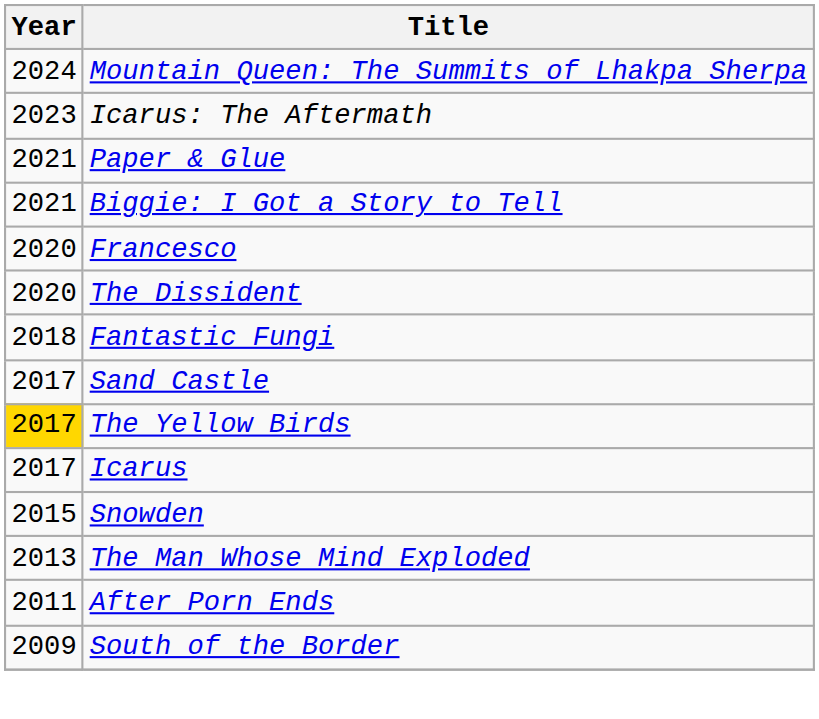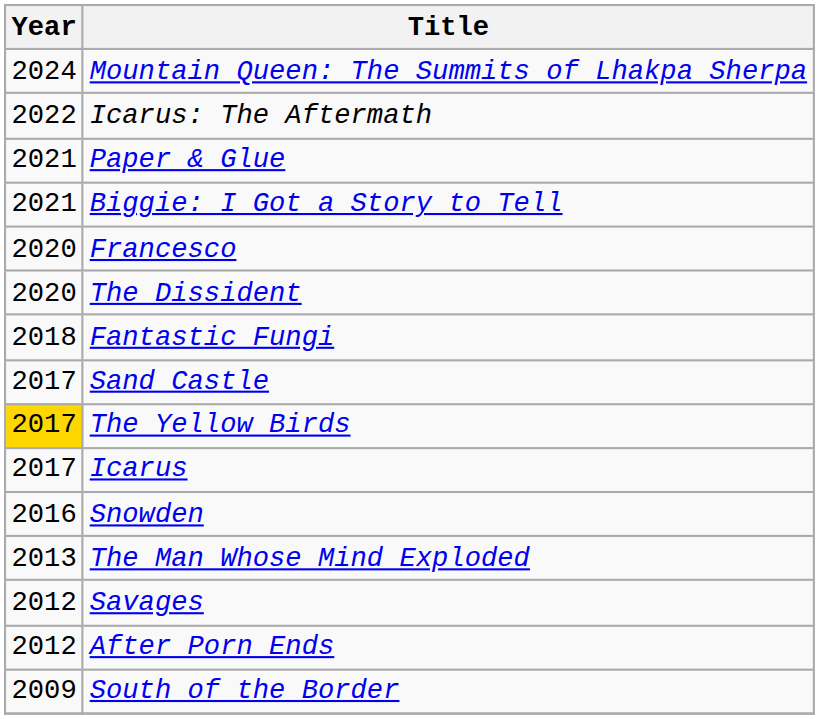(44, 116) 2023 -> (44, 116) 2022
(44, 514) 2015 -> (44, 514) 2016
+ row: (147, 603)
(44, 603) 2011 -> (44, 647) 2012
